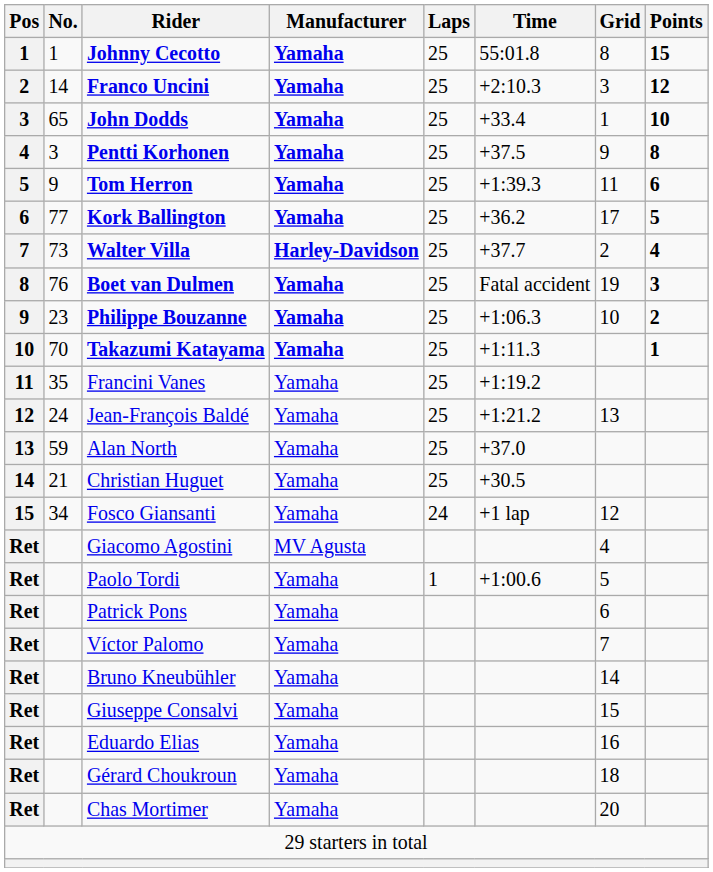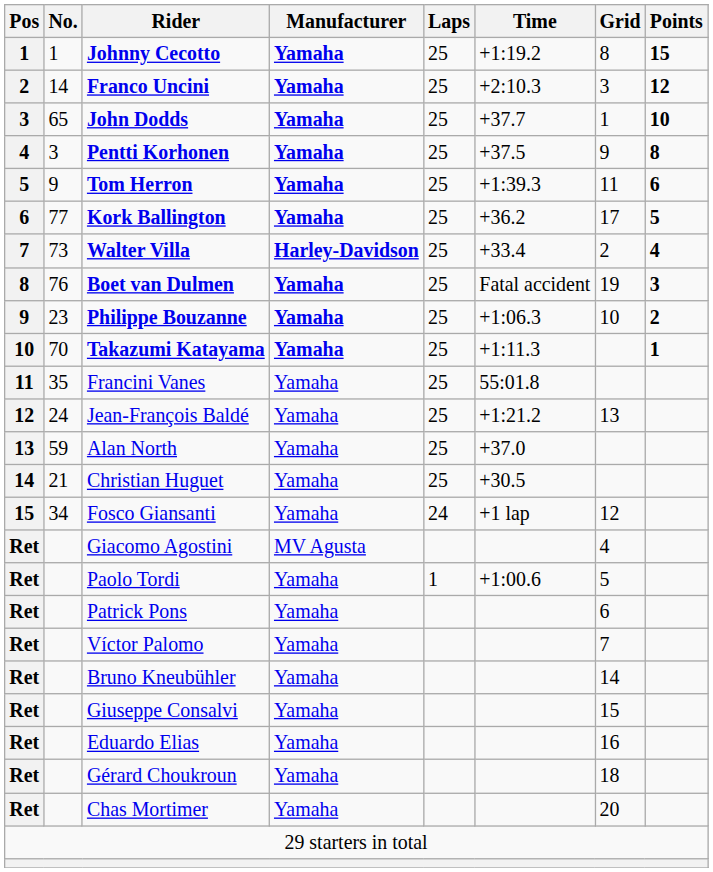(509, 53) 55:01.8 -> (510, 53) +1:19.2
(502, 119) +33.4 -> (502, 119) +37.7
(502, 250) +37.7 -> (502, 250) +33.4
(510, 382) +1:19.2 -> (509, 382) 55:01.8
